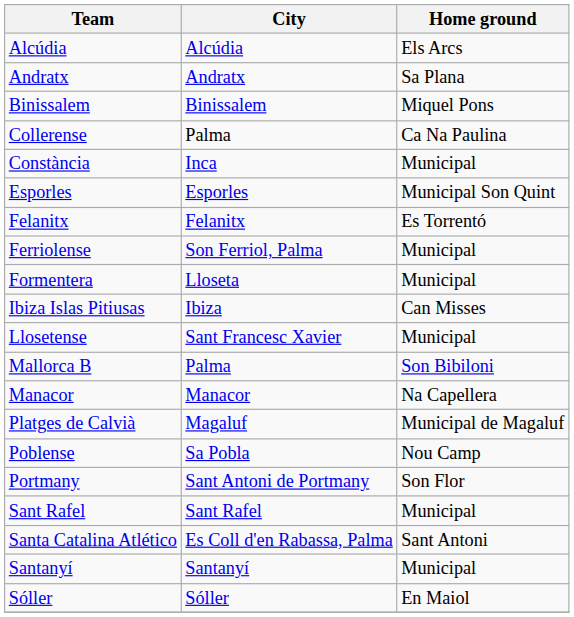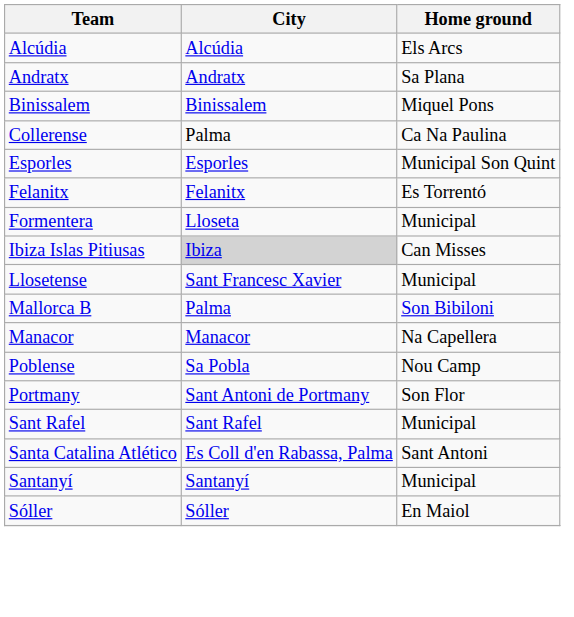- row: (49, 163)
- row: (50, 250)
(204, 308) no background -> (204, 250) lightgrey background
- row: (72, 423)
